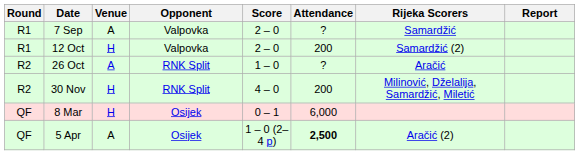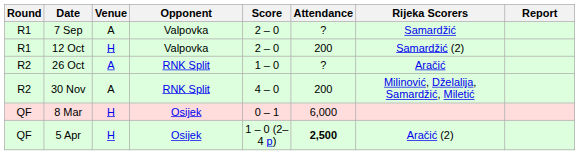(111, 89) H -> (111, 89) A
(111, 136) A -> (111, 136) H
